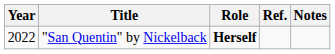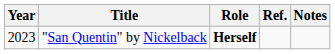(22, 37) 2022 -> (22, 37) 2023
